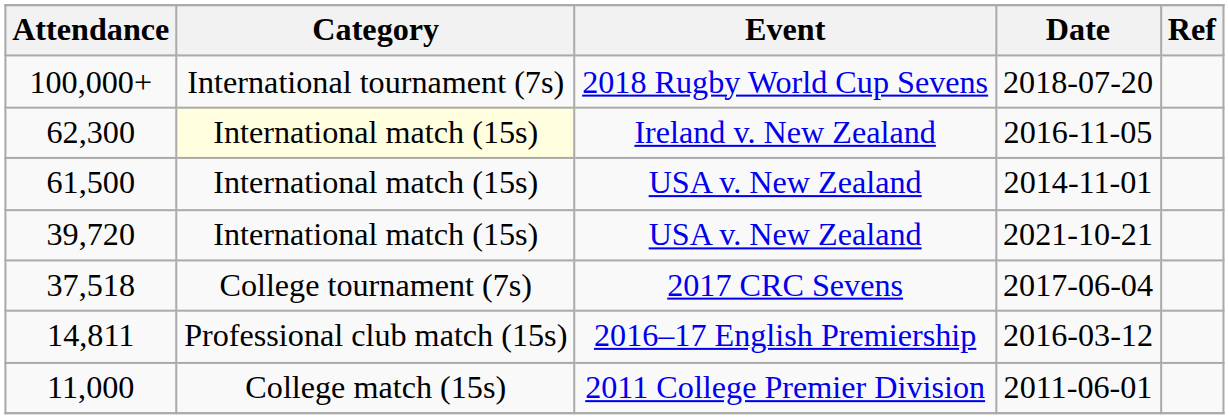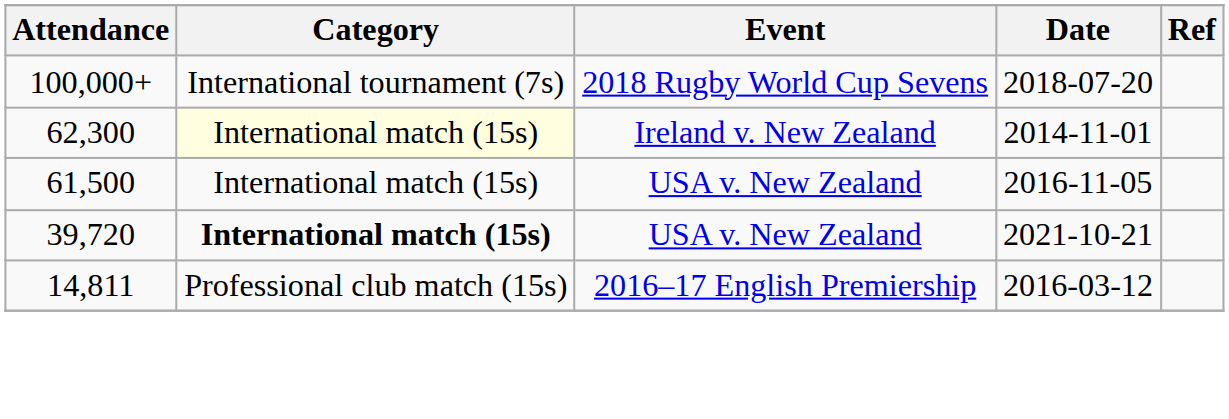(1078, 132) 2016-11-05 -> (1078, 132) 2014-11-01
(1078, 183) 2014-11-01 -> (1078, 183) 2016-11-05
(376, 234) normal -> (376, 234) bold
- row: (91, 285)
- row: (91, 387)
